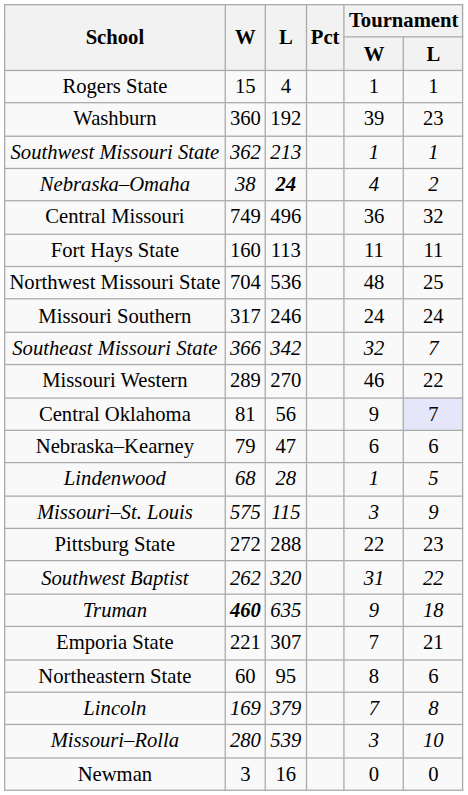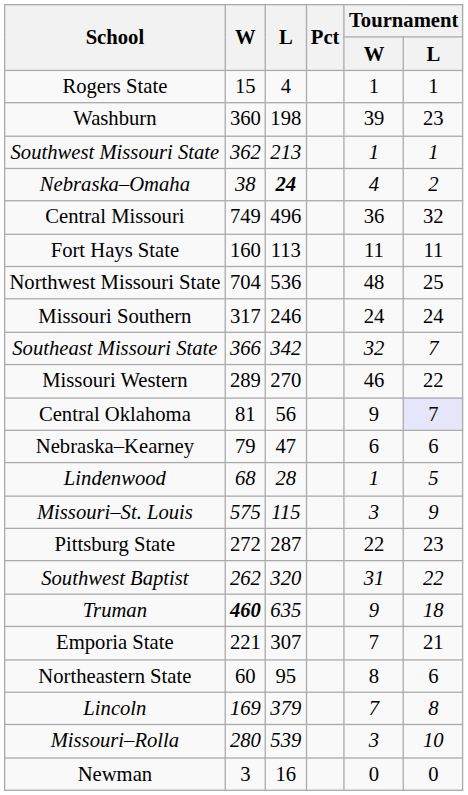(286, 119) 192 -> (286, 119) 198
(286, 544) 288 -> (286, 544) 287
